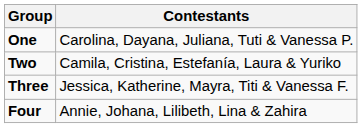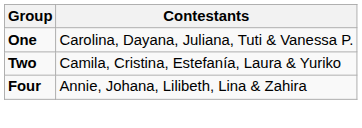- row: (28, 87)
